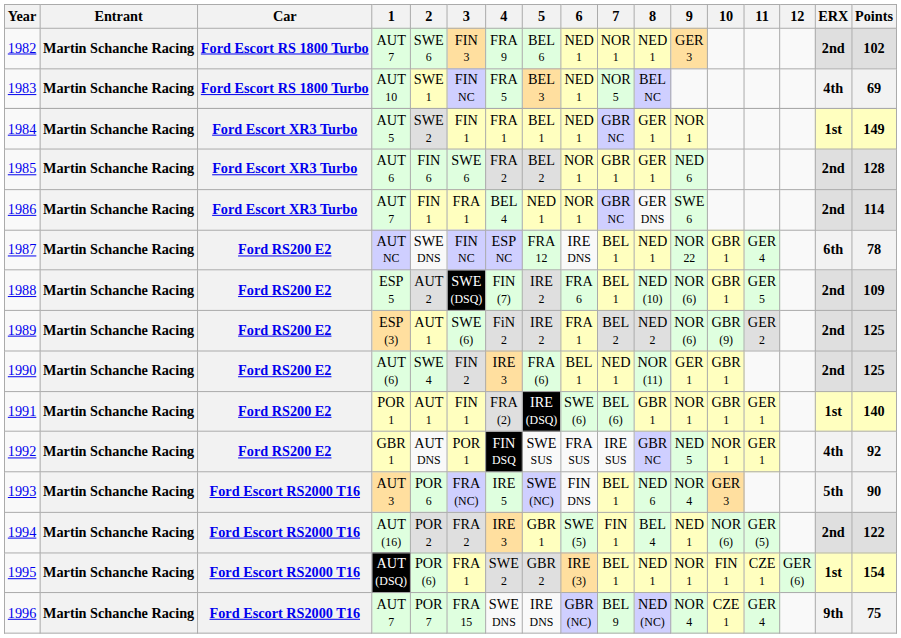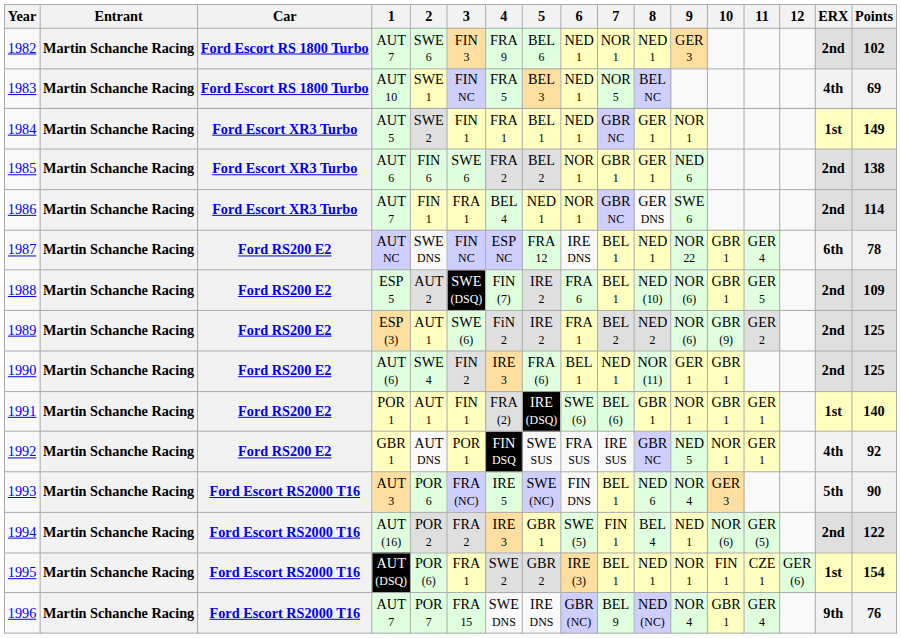(874, 169) 128 -> (874, 169) 138
(726, 613) CZE 1 -> (726, 613) GBR 1
(874, 613) 75 -> (874, 613) 76
